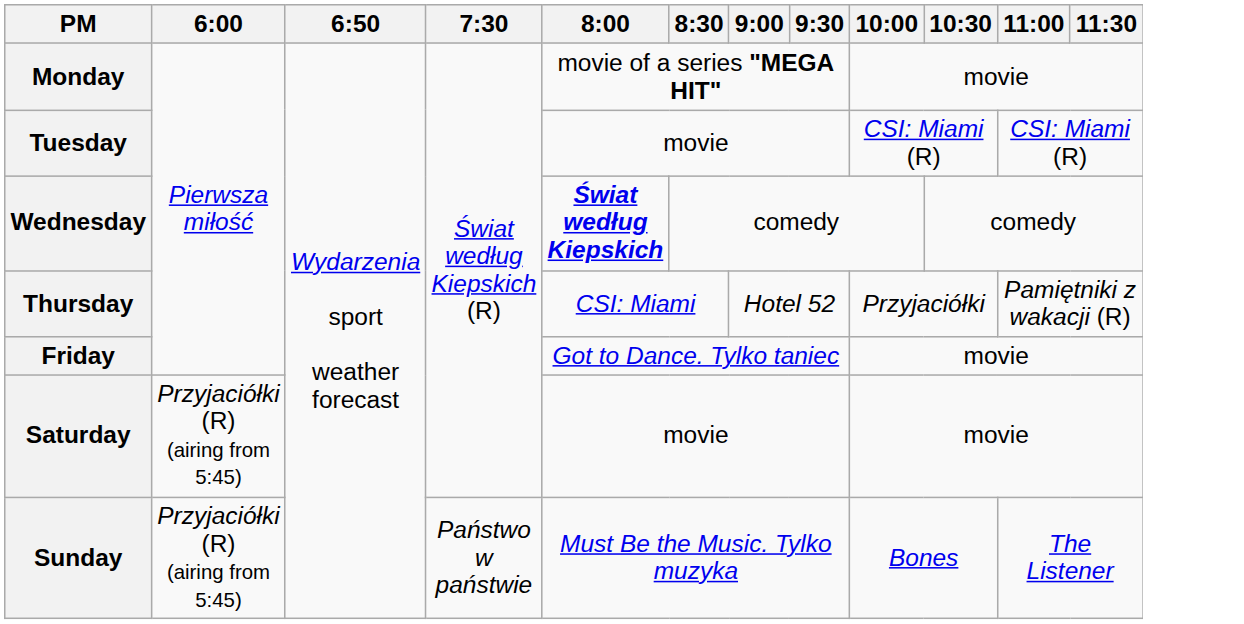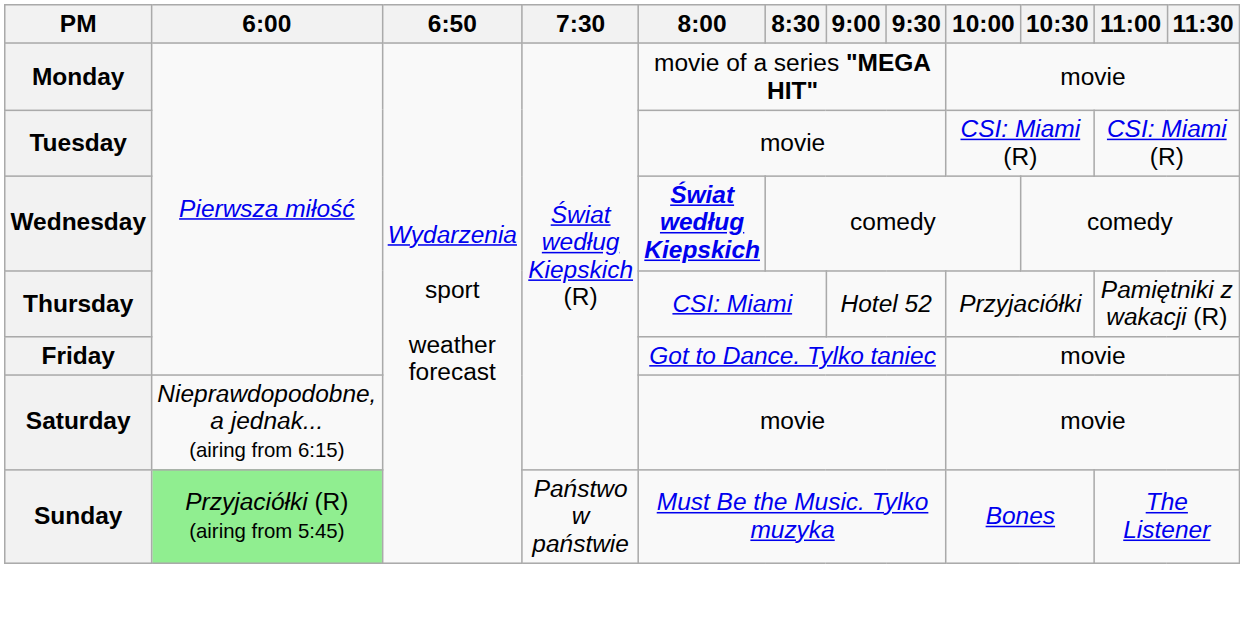(218, 435) Przyjaciółki (R) (airing from 5:45) -> (267, 422) Nieprawdopodobne, a jednak... (airing from 6:15)
(218, 557) no background -> (267, 515) lightgreen background
